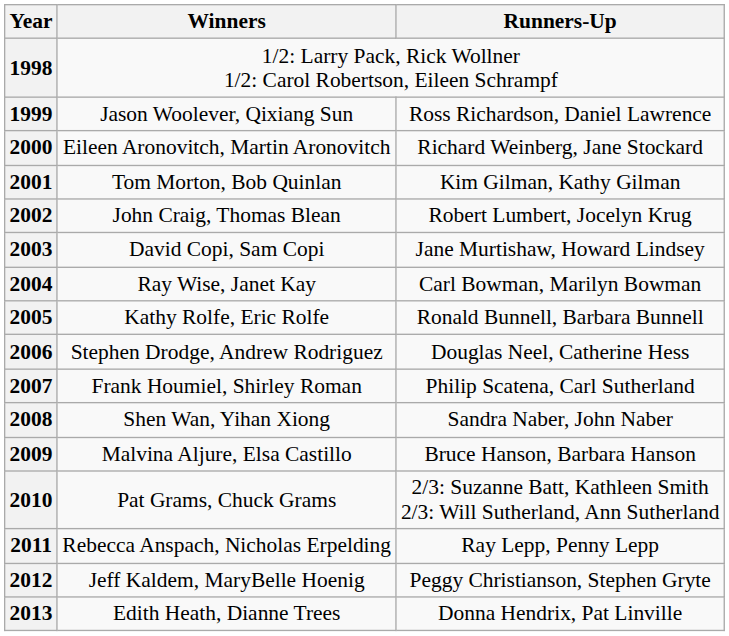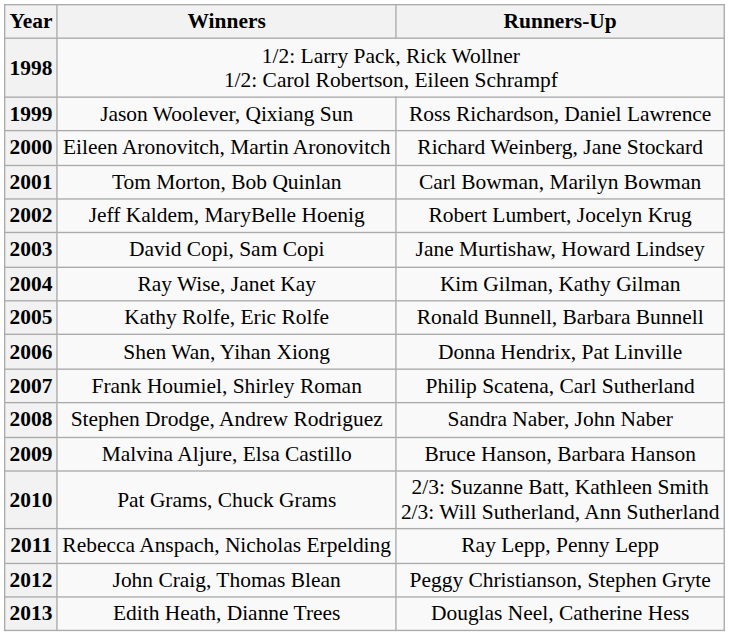(560, 181) Kim Gilman, Kathy Gilman -> (560, 181) Carl Bowman, Marilyn Bowman
(227, 215) John Craig, Thomas Blean -> (227, 215) Jeff Kaldem, MaryBelle Hoenig
(560, 283) Carl Bowman, Marilyn Bowman -> (560, 283) Kim Gilman, Kathy Gilman
(227, 351) Stephen Drodge, Andrew Rodriguez -> (227, 351) Shen Wan, Yihan Xiong
(560, 351) Douglas Neel, Catherine Hess -> (560, 351) Donna Hendrix, Pat Linville
(227, 419) Shen Wan, Yihan Xiong -> (227, 419) Stephen Drodge, Andrew Rodriguez
(227, 579) Jeff Kaldem, MaryBelle Hoenig -> (227, 579) John Craig, Thomas Blean
(560, 613) Donna Hendrix, Pat Linville -> (560, 613) Douglas Neel, Catherine Hess
